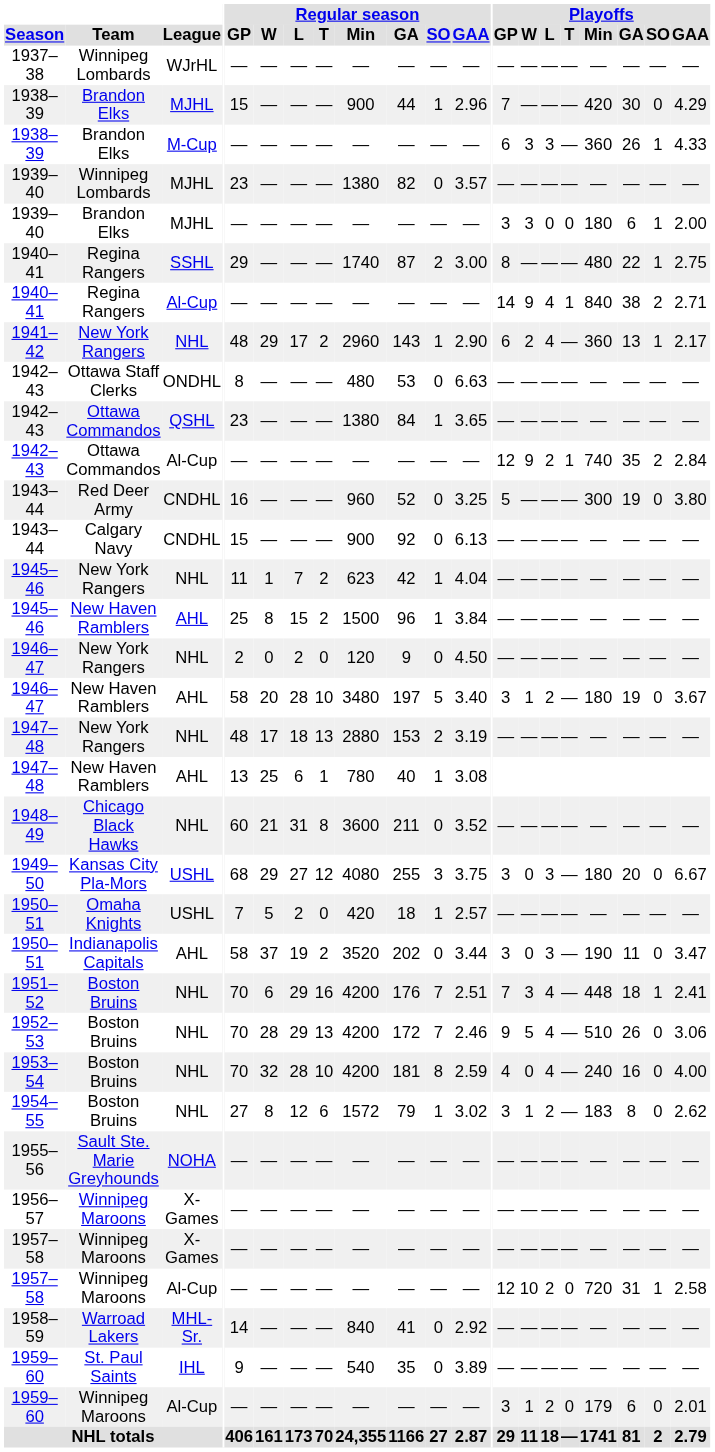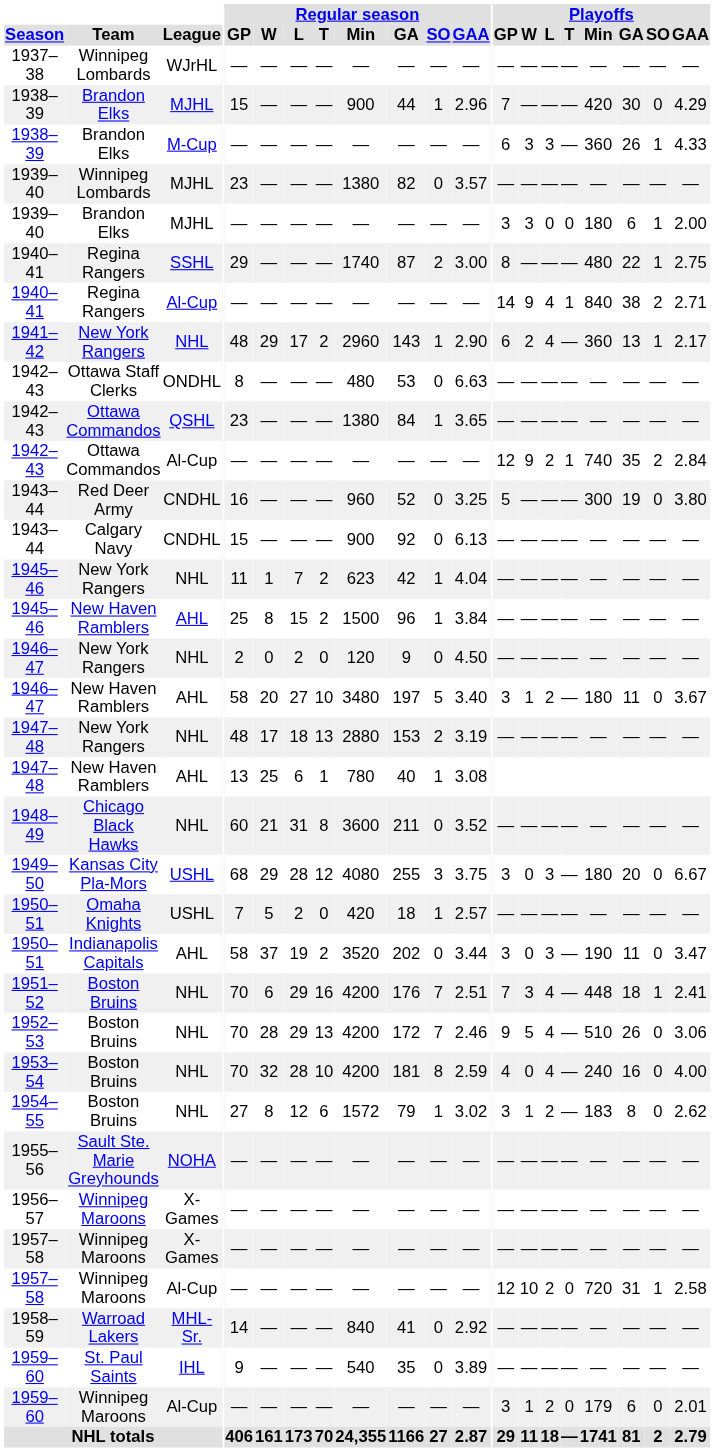(299, 697) 28 -> (299, 697) 27
(631, 697) 19 -> (631, 697) 11
(299, 874) 27 -> (299, 874) 28
